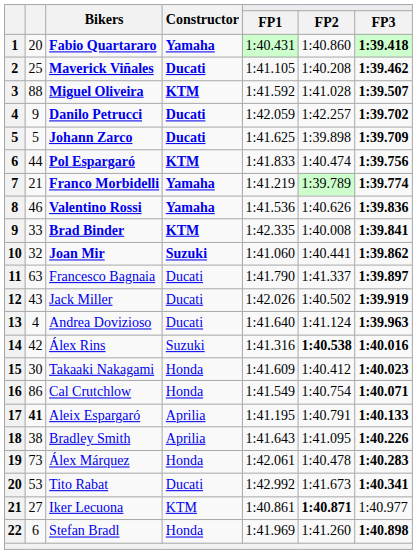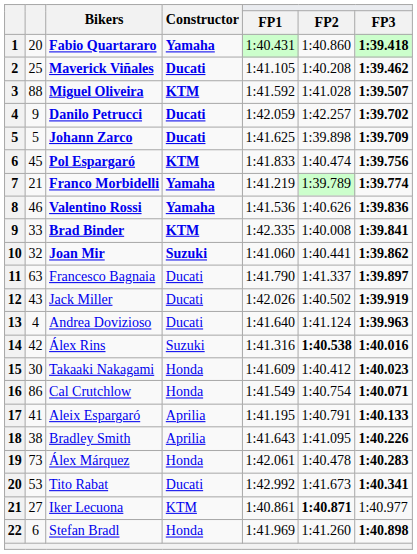(35, 160) 44 -> (35, 160) 45
(35, 415) bold -> (35, 415) normal
